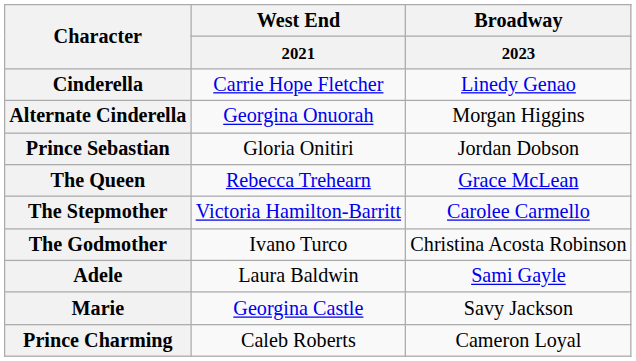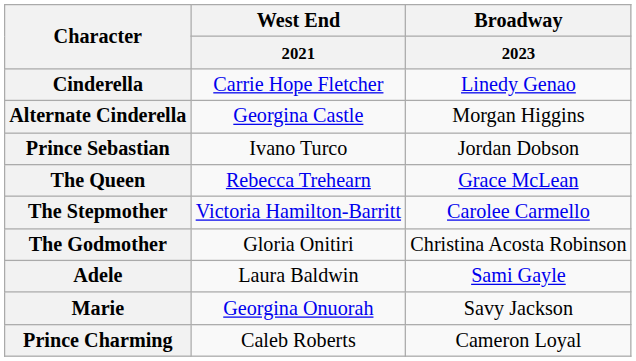(298, 116) Georgina Onuorah -> (298, 116) Georgina Castle
(298, 148) Gloria Onitiri -> (298, 148) Ivano Turco
(298, 244) Ivano Turco -> (298, 244) Gloria Onitiri
(298, 308) Georgina Castle -> (298, 308) Georgina Onuorah
